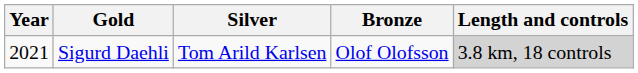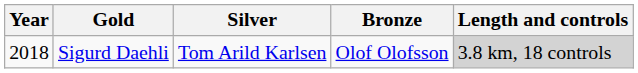(29, 51) 2021 -> (29, 51) 2018
